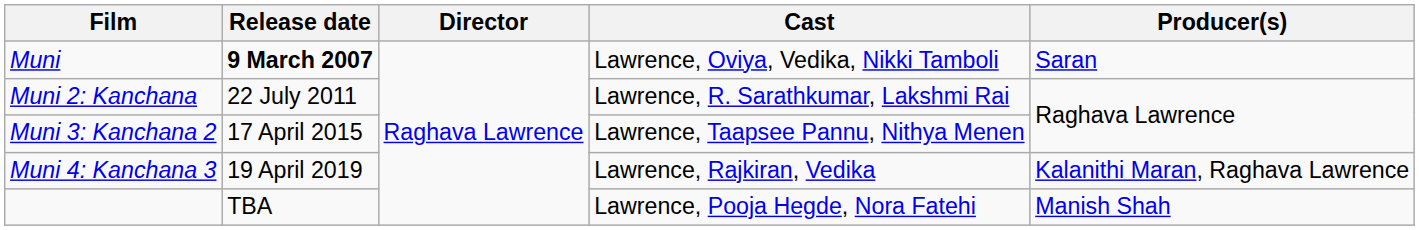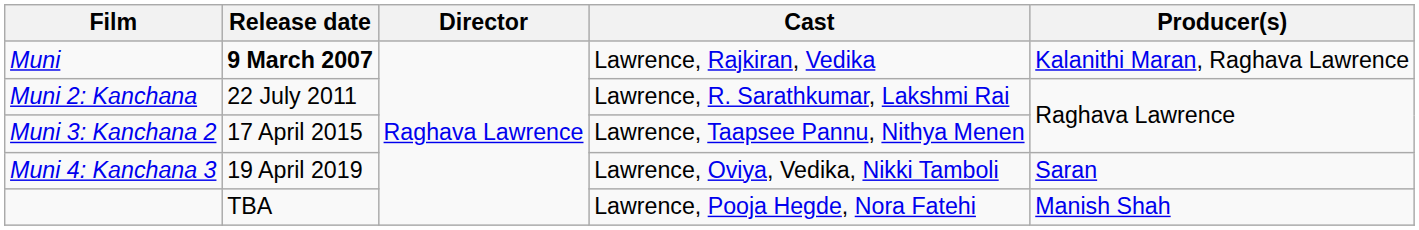(796, 59) Lawrence, Oviya, Vedika, Nikki Tamboli -> (735, 59) Lawrence, Rajkiran, Vedika
(1066, 59) Saran -> (1222, 59) Kalanithi Maran, Raghava Lawrence
(735, 170) Lawrence, Rajkiran, Vedika -> (796, 170) Lawrence, Oviya, Vedika, Nikki Tamboli
(1222, 170) Kalanithi Maran, Raghava Lawrence -> (1066, 170) Saran
